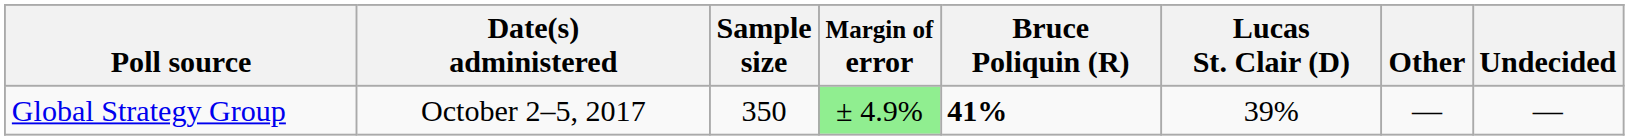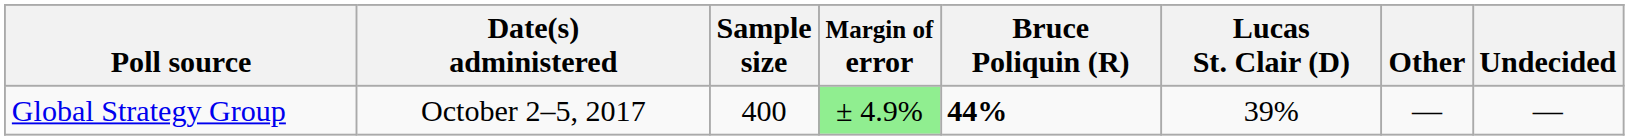(764, 109) 350 -> (764, 109) 400
(977, 109) 41% -> (977, 109) 44%
